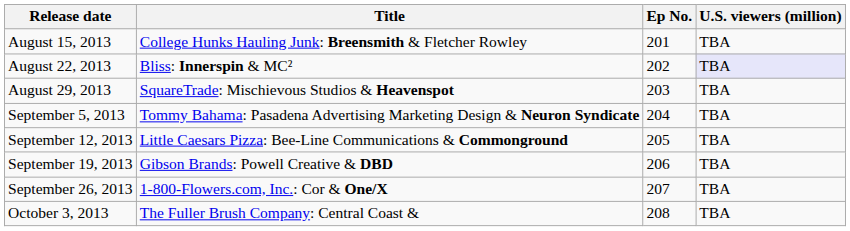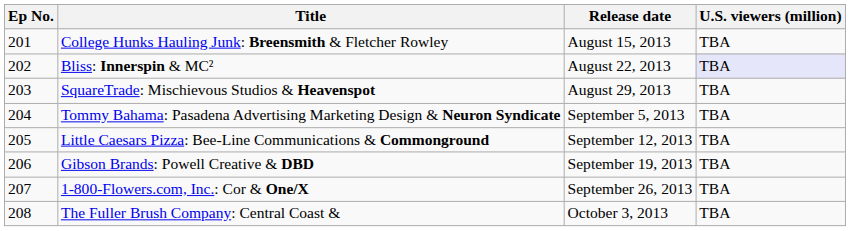columns swapped: (669, 16) <-> (70, 16)
